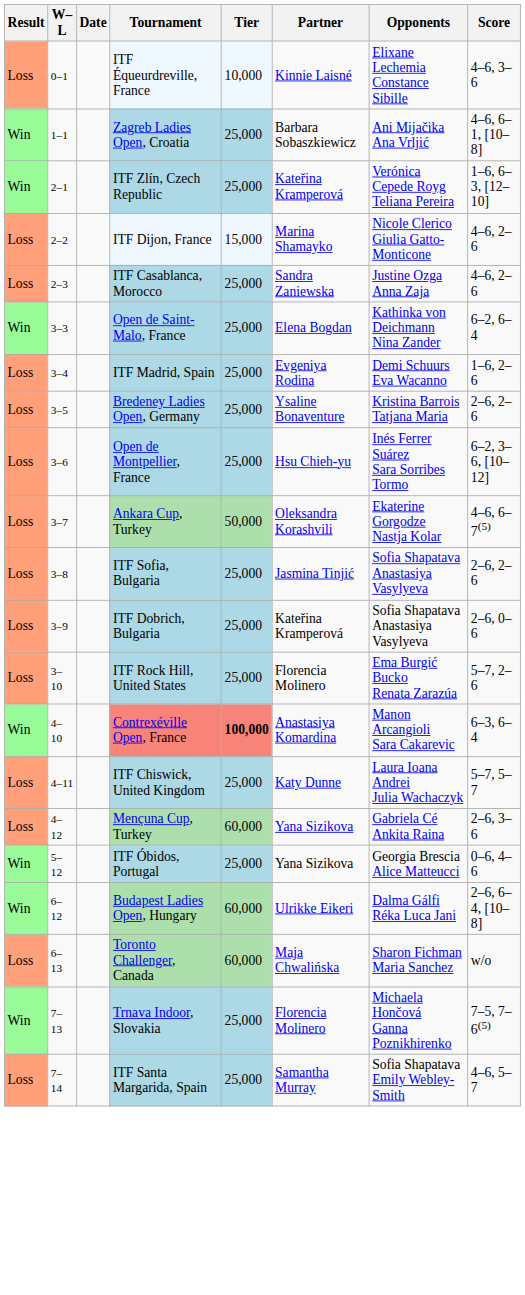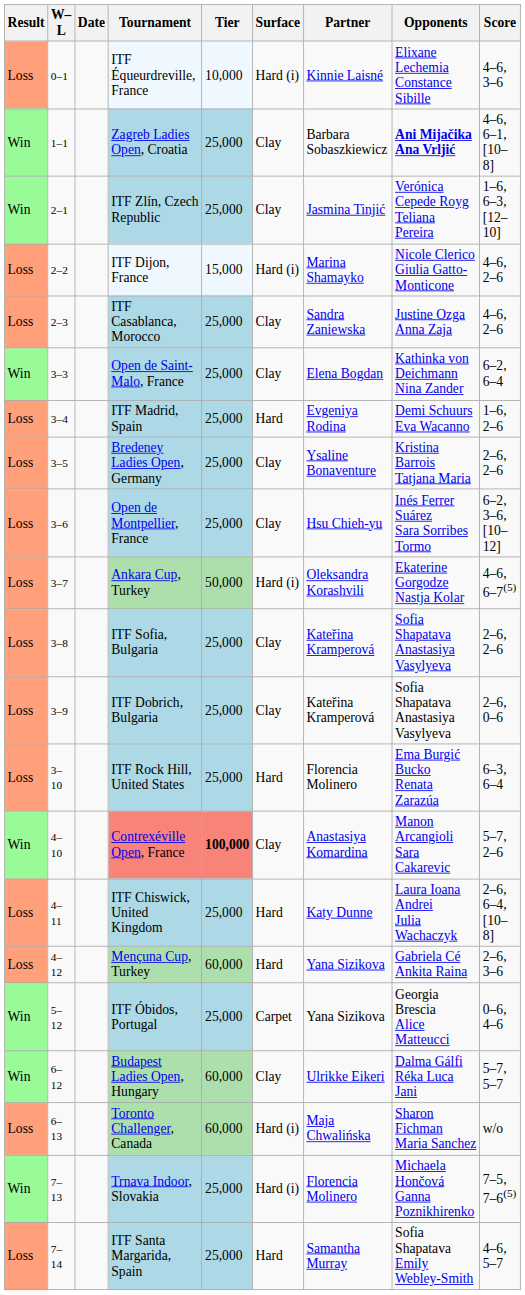+ column: (278, 22)
(408, 134) normal -> (433, 142) bold
(309, 187) Kateřina Kramperová -> (346, 210) Jasmina Tinjić
(315, 573) Jasmina Tinjić -> (340, 642) Kateřina Kramperová
(491, 678) 5–7, 2–6 -> (495, 777) 6–3, 6–4
(491, 730) 6–3, 6–4 -> (495, 845) 5–7, 2–6
(491, 782) 5–7, 5–7 -> (495, 912) 2–6, 6–4, [10–8]
(491, 908) 2–6, 6–4, [10–8] -> (495, 1076) 5–7, 5–7
